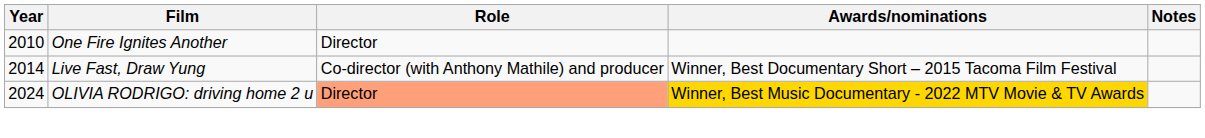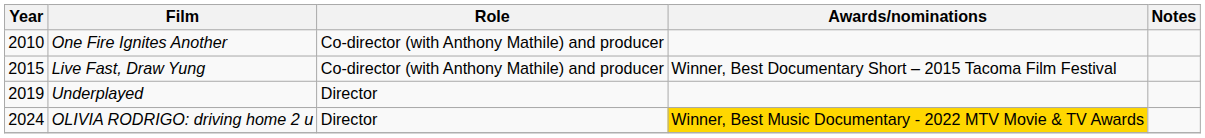(349, 42) Director -> (492, 42) Co-director (with Anthony Mathile) and producer
(26, 68) 2014 -> (26, 68) 2015
+ row: (97, 94)
(349, 94) lightsalmon background -> (349, 119) no background
